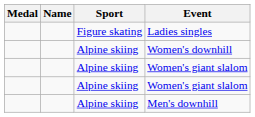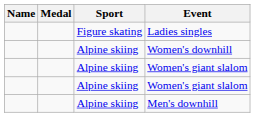columns swapped: (22, 13) <-> (57, 13)
